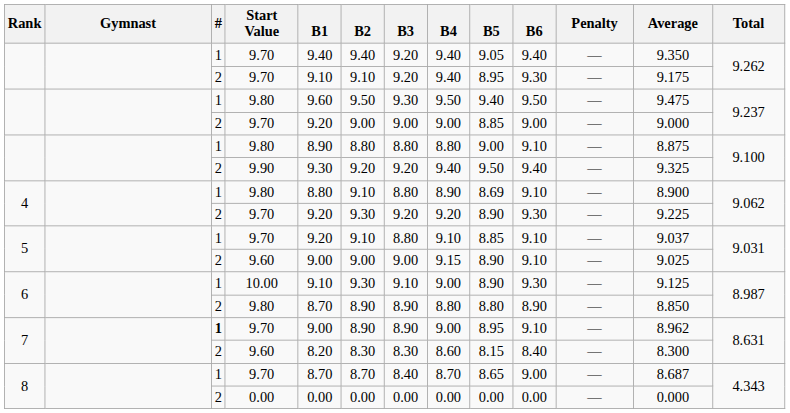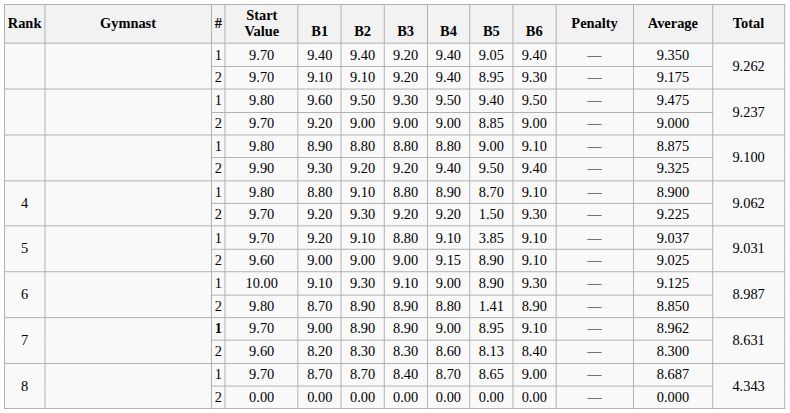(491, 191) 8.69 -> (491, 191) 8.70
(491, 214) 8.90 -> (491, 214) 1.50
(491, 237) 8.85 -> (491, 237) 3.85
(491, 306) 8.80 -> (491, 306) 1.41
(491, 351) 8.15 -> (491, 351) 8.13
